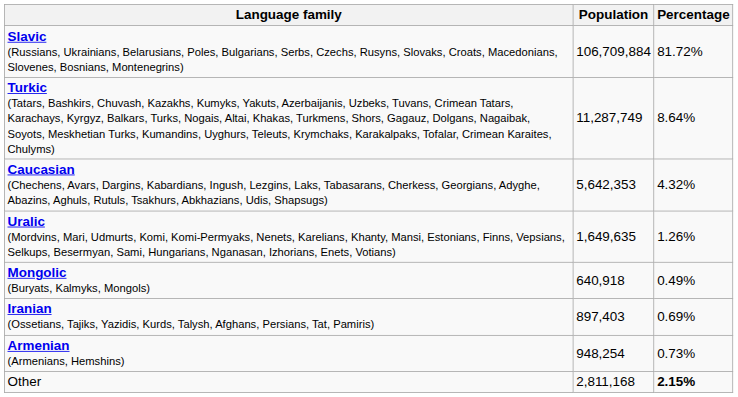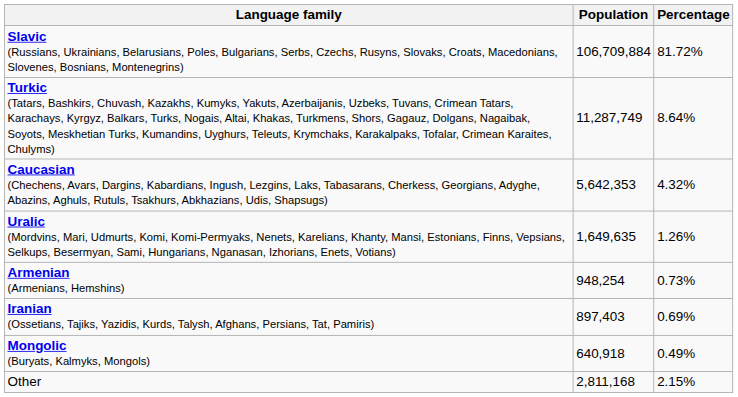rows swapped: (66, 353) <-> (79, 280)
(676, 382) bold -> (676, 382) normal
